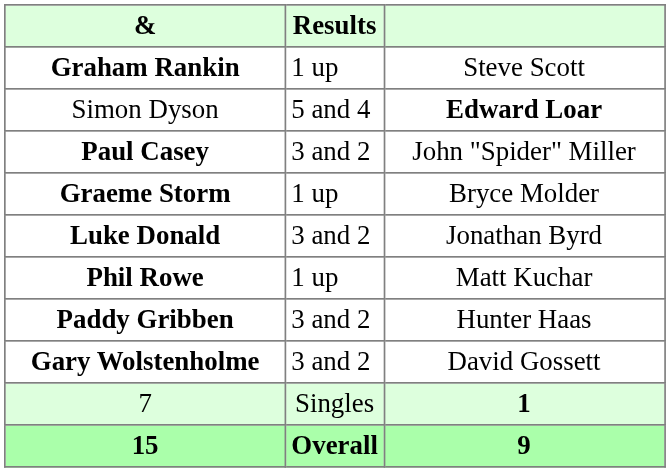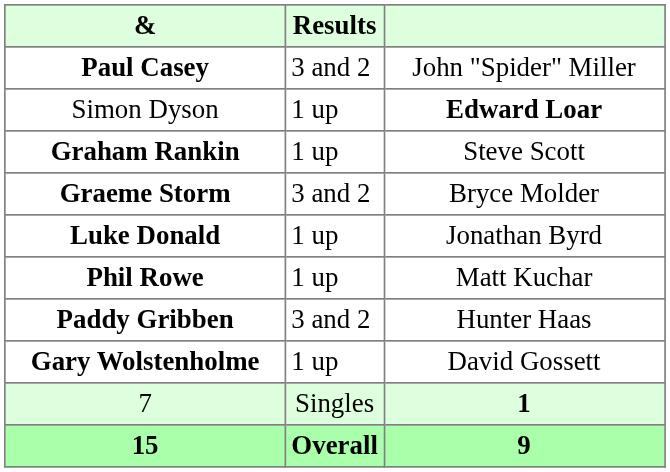rows swapped: (145, 67) <-> (145, 151)
(331, 109) 5 and 4 -> (315, 109) 1 up
(315, 193) 1 up -> (331, 193) 3 and 2
(331, 235) 3 and 2 -> (315, 235) 1 up
(331, 361) 3 and 2 -> (315, 361) 1 up
